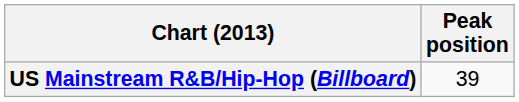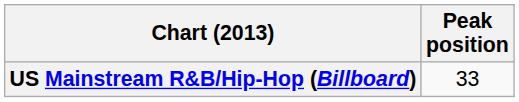(467, 79) 39 -> (467, 79) 33
